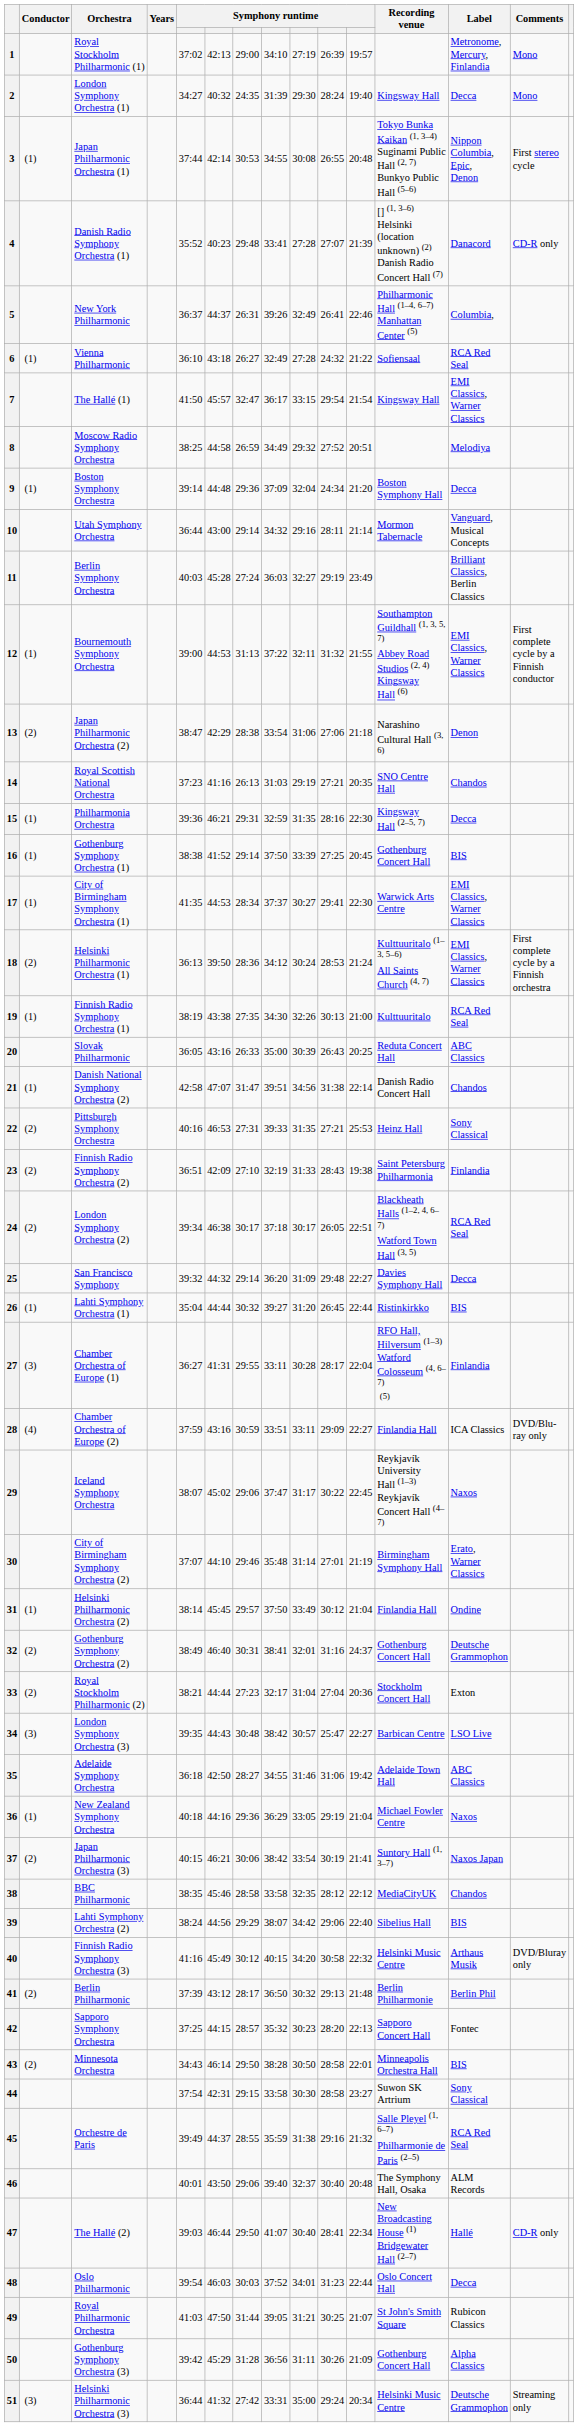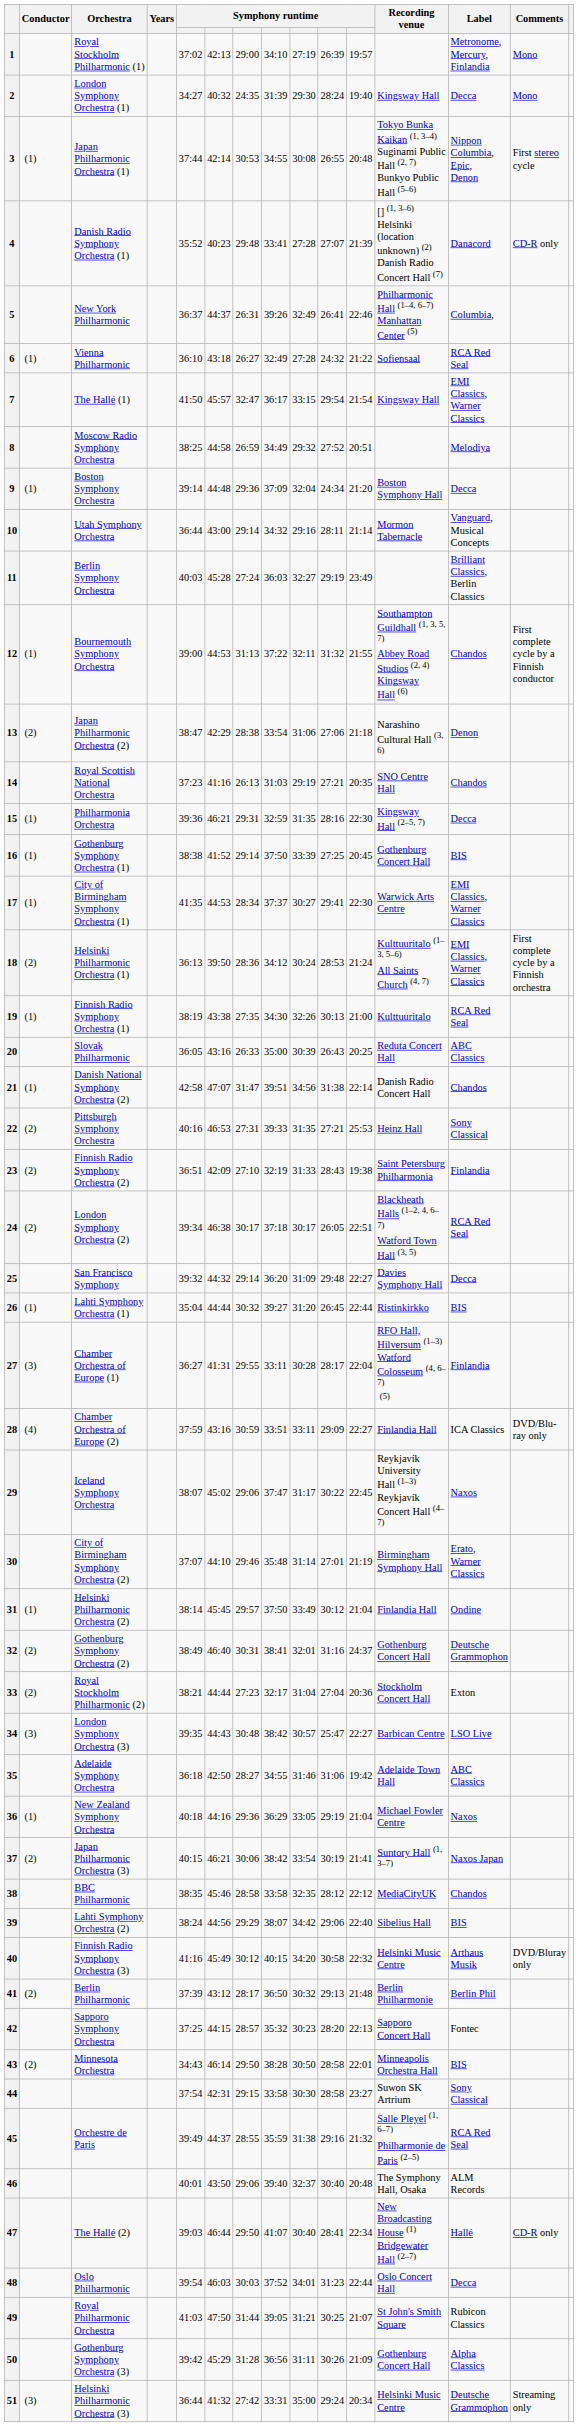(469, 654) EMI Classics, Warner Classics -> (469, 654) Chandos
